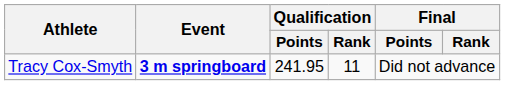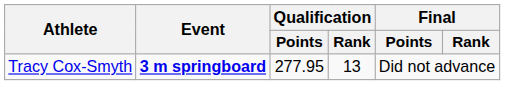(299, 67) 241.95 -> (299, 67) 277.95
(352, 67) 11 -> (352, 67) 13
